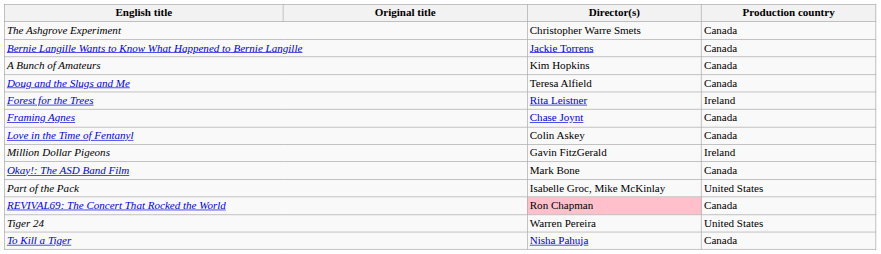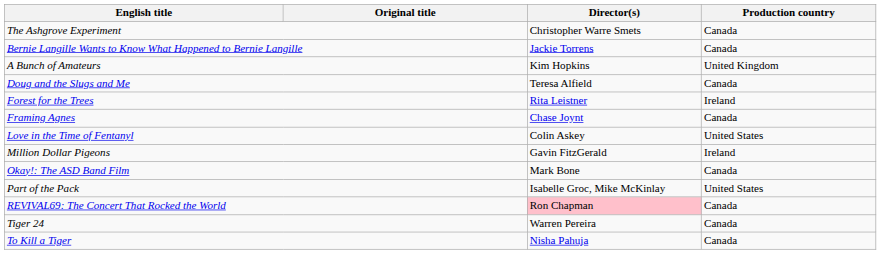(721, 65) Canada -> (741, 65) United Kingdom
(721, 135) Canada -> (734, 135) United States
(734, 223) United States -> (721, 223) Canada
